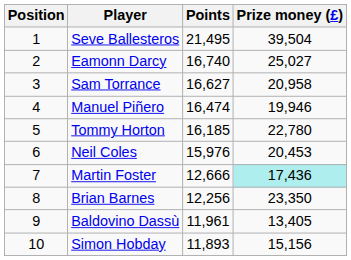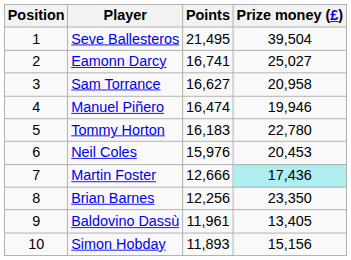(208, 61) 16,740 -> (208, 61) 16,741
(208, 130) 16,185 -> (208, 130) 16,183
